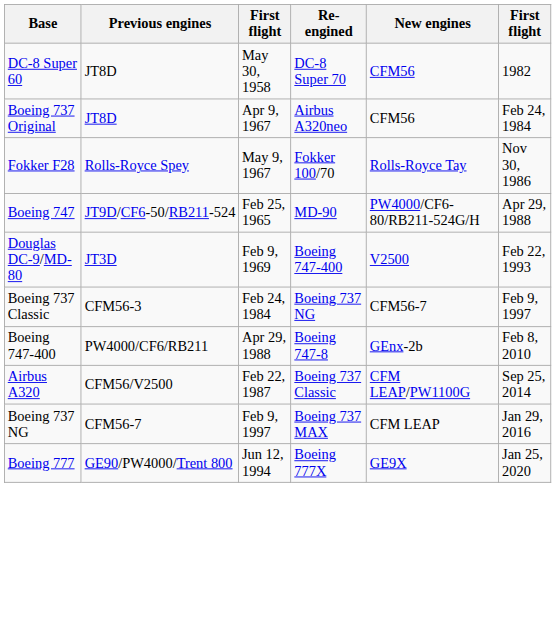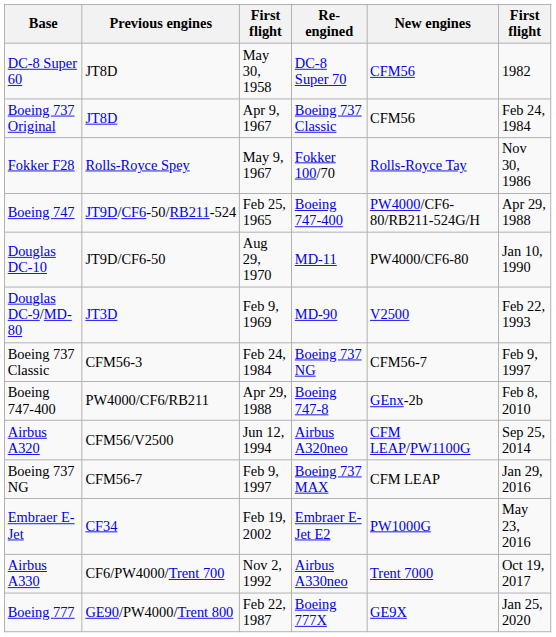(321, 118) Airbus A320neo -> (328, 118) Boeing 737 Classic
(316, 212) MD-90 -> (319, 212) Boeing 747-400
+ row: (32, 259)
(318, 259) Boeing 747-400 -> (316, 314) MD-90
(264, 384) Feb 22, 1987 -> (264, 440) Jun 12, 1994
(328, 384) Boeing 737 Classic -> (321, 440) Airbus A320neo
+ row: (41, 526)
+ row: (27, 573)
(263, 462) Jun 12, 1994 -> (264, 612) Feb 22, 1987
